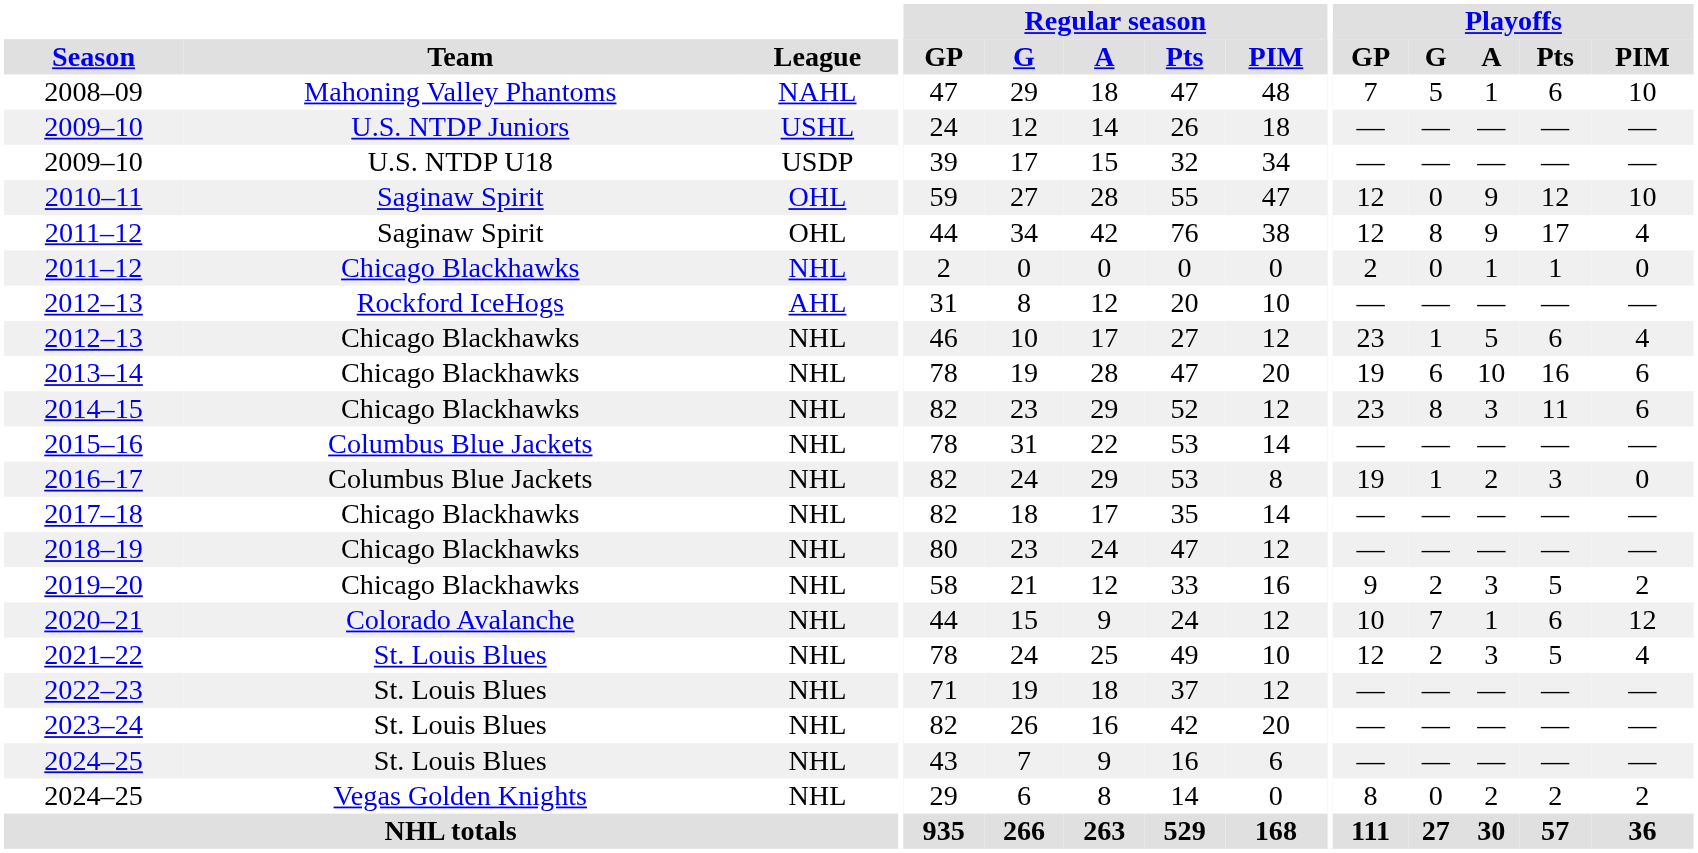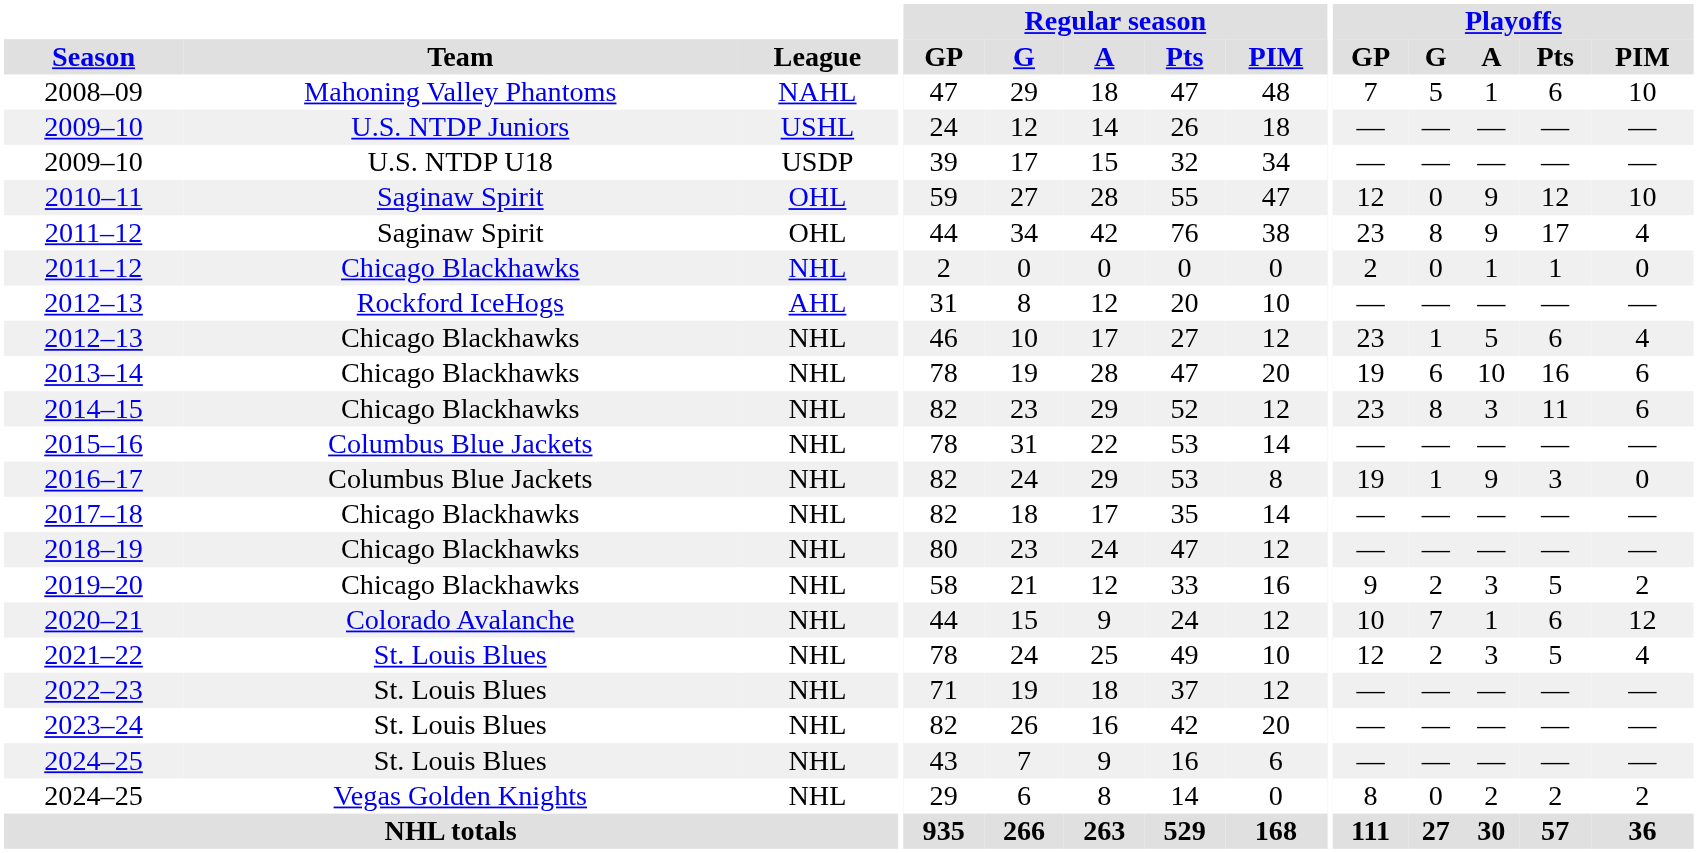(1371, 232) 12 -> (1371, 232) 23
(1491, 478) 2 -> (1491, 478) 9
